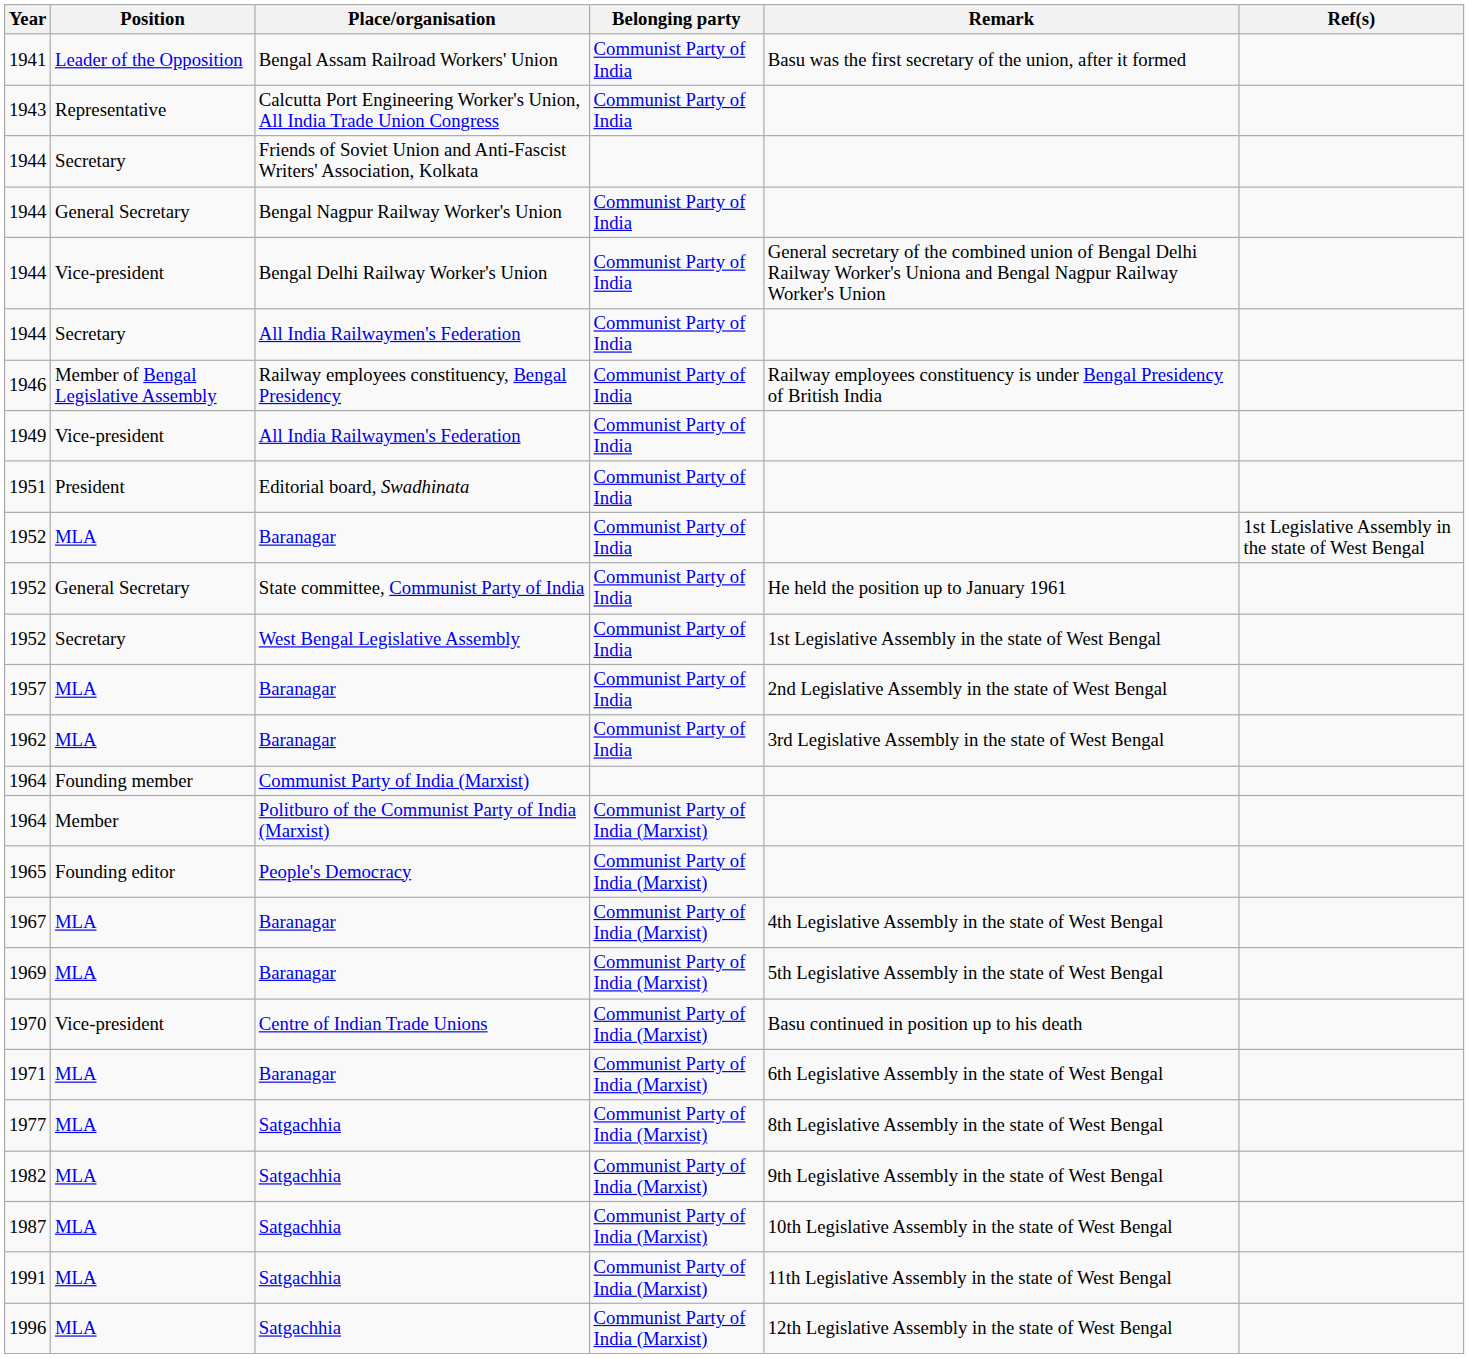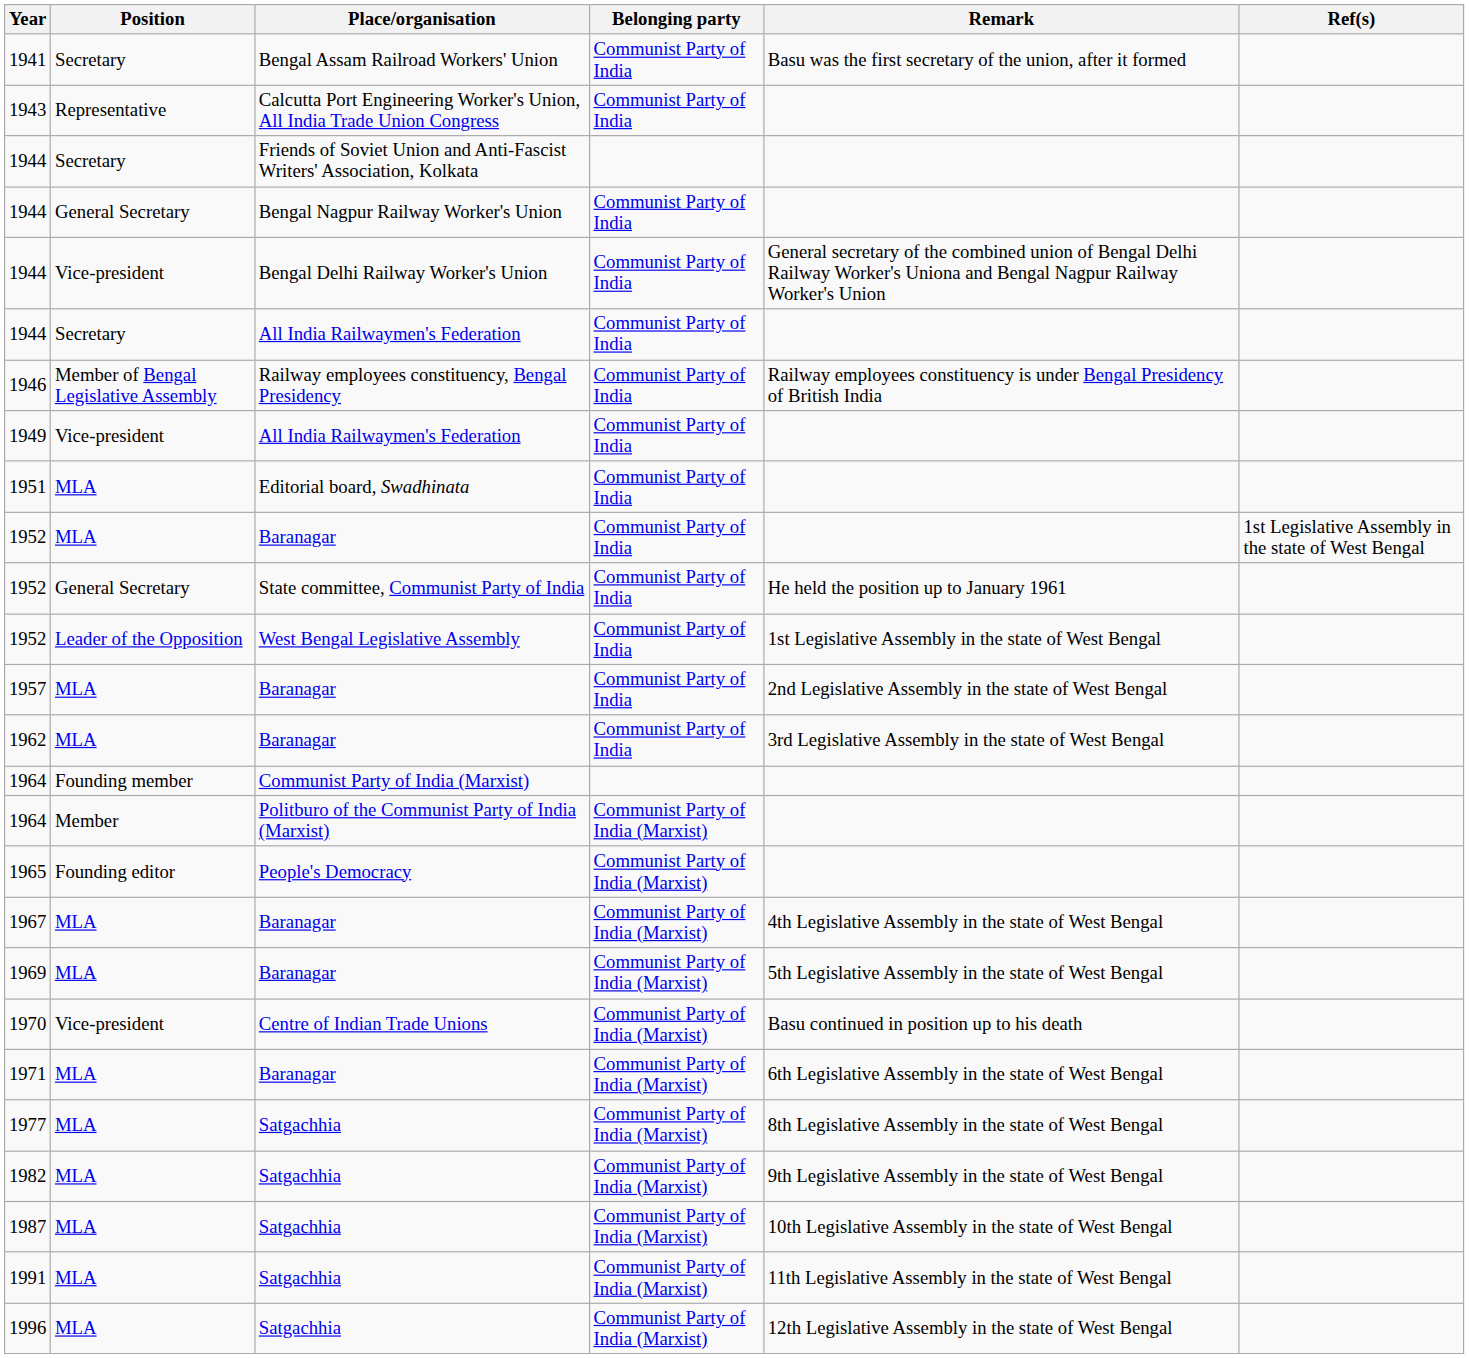(149, 59) Leader of the Opposition -> (90, 59) Secretary
(90, 486) President -> (76, 486) MLA
(90, 638) Secretary -> (149, 638) Leader of the Opposition
